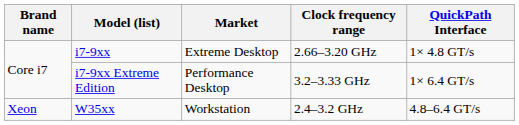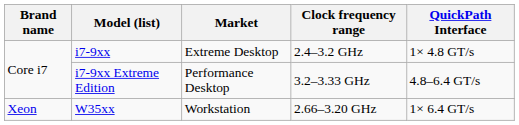(335, 51) 2.66–3.20 GHz -> (328, 51) 2.4–3.2 GHz
(442, 80) 1× 6.4 GT/s -> (445, 80) 4.8–6.4 GT/s
(328, 109) 2.4–3.2 GHz -> (335, 109) 2.66–3.20 GHz
(445, 109) 4.8–6.4 GT/s -> (442, 109) 1× 6.4 GT/s
